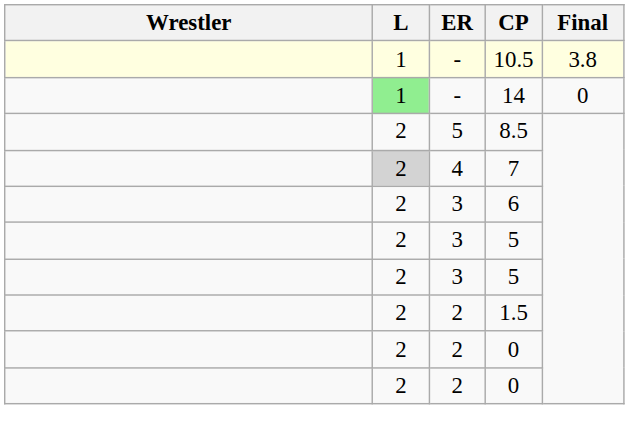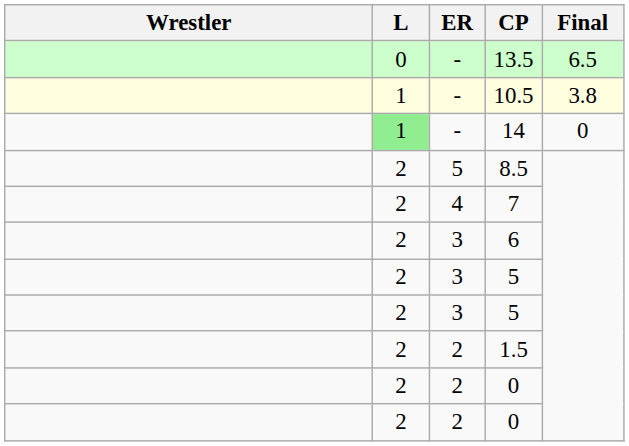+ row: (457, 58)
(401, 167) lightgrey background -> (401, 204) no background
